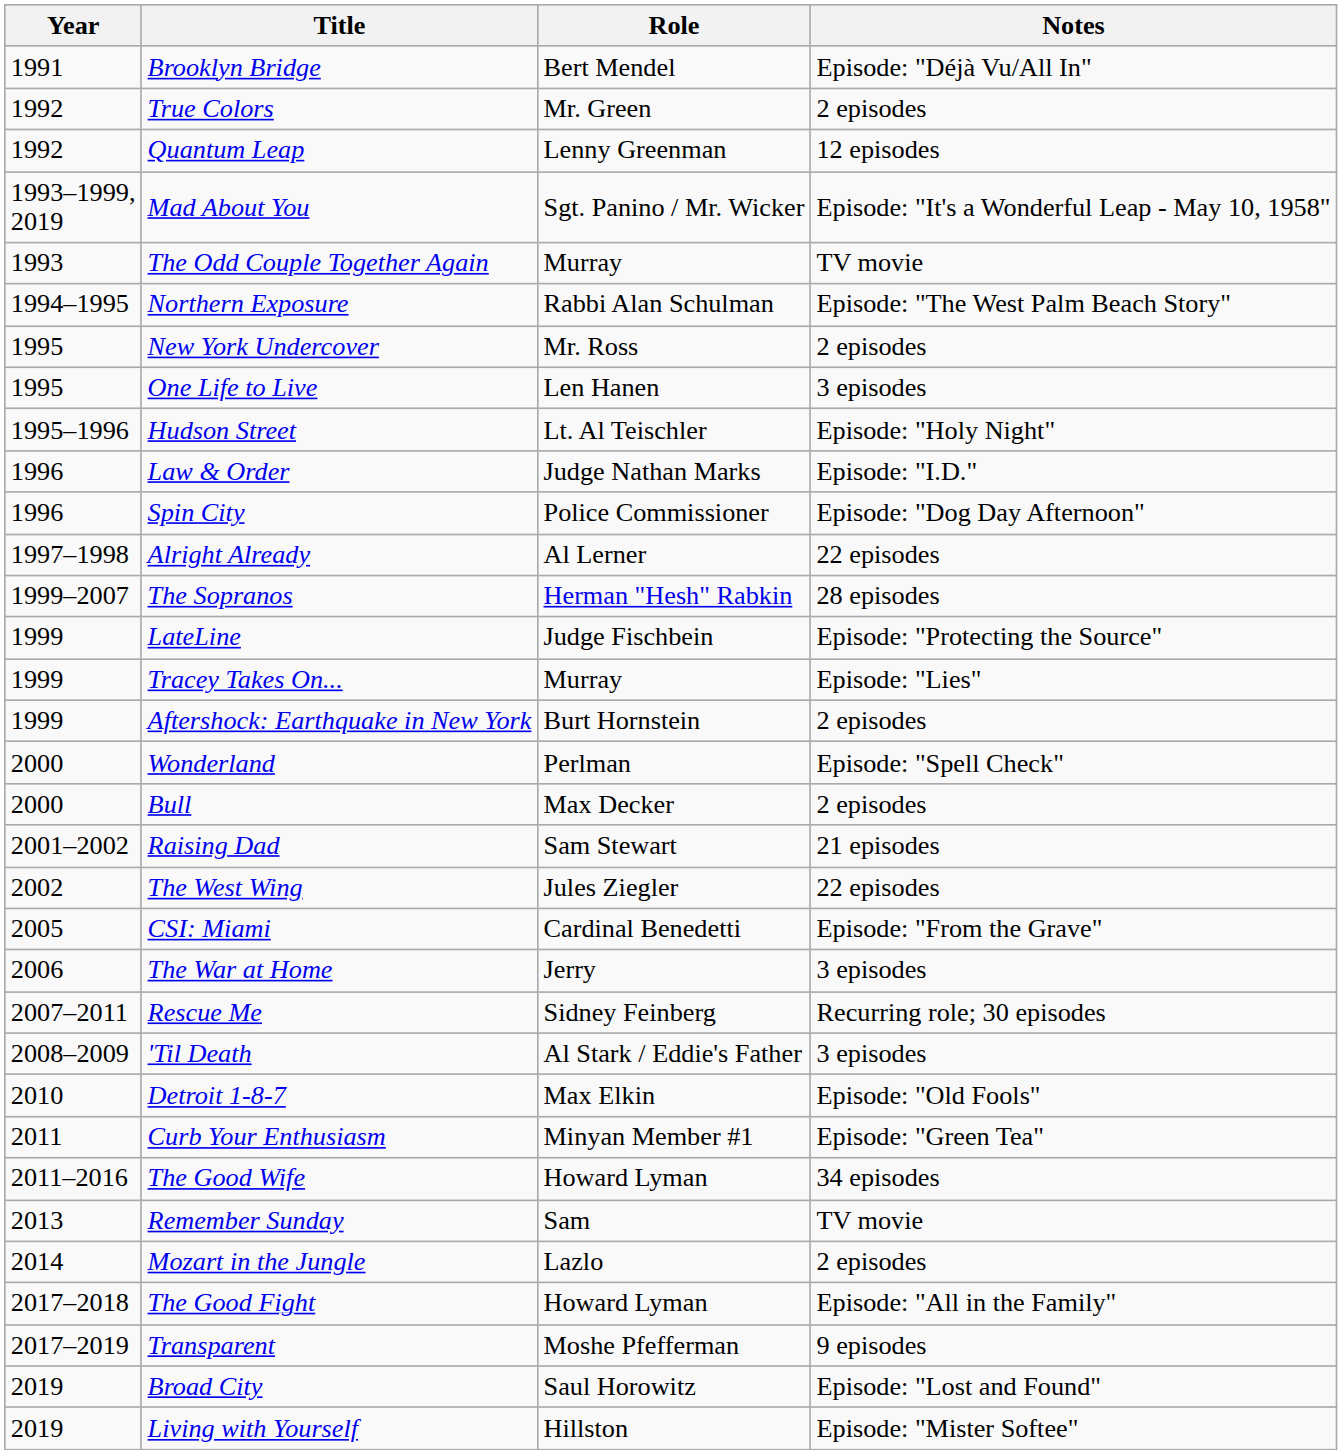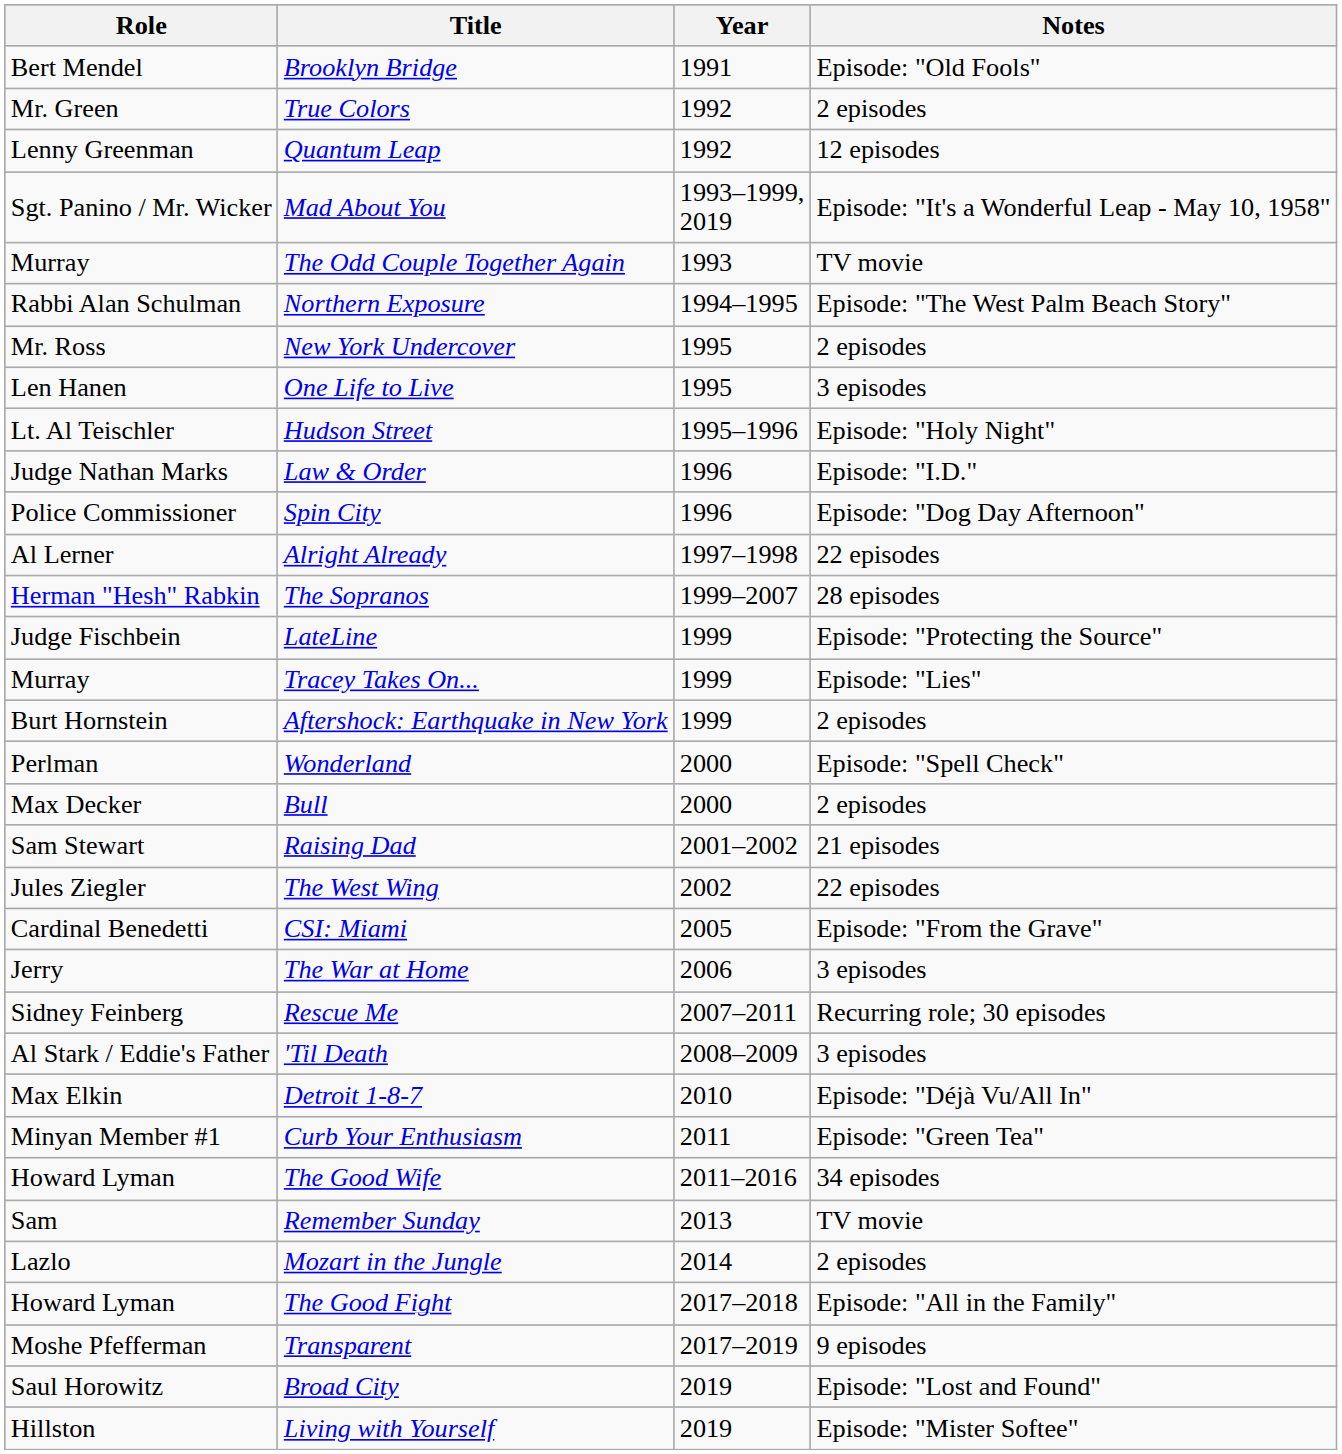columns swapped: (73, 25) <-> (674, 25)
(954, 66) Episode: "Déjà Vu/All In" -> (929, 66) Episode: "Old Fools"
(929, 1095) Episode: "Old Fools" -> (954, 1095) Episode: "Déjà Vu/All In"
